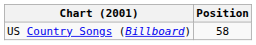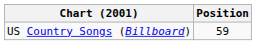(223, 31) 58 -> (223, 31) 59
